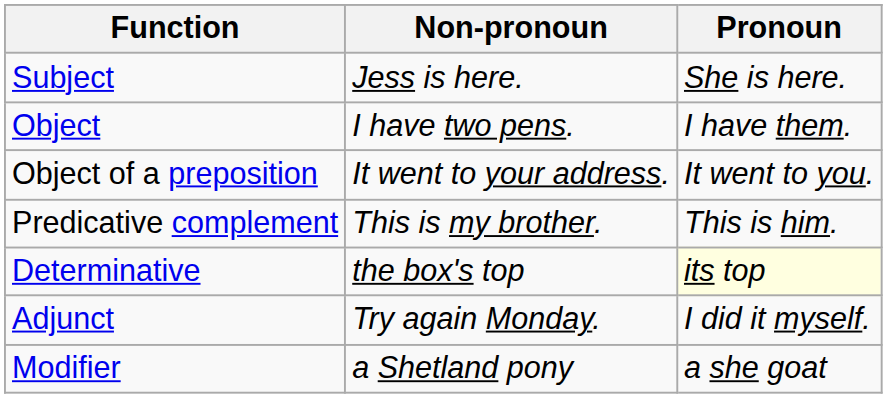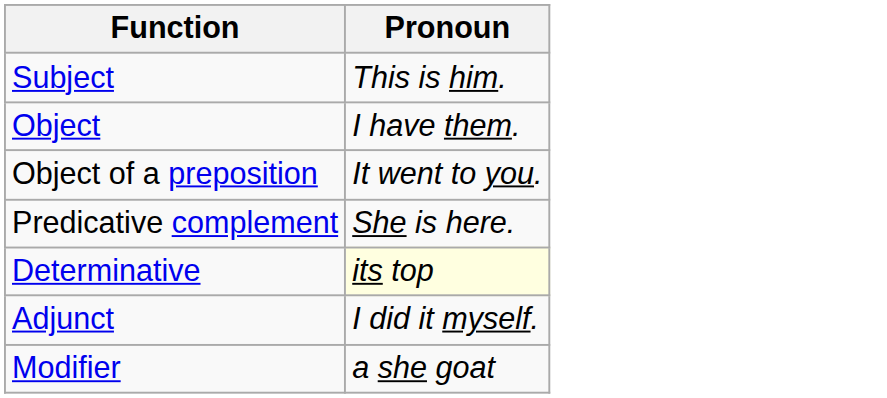- column: (511, 28)
(766, 77) She is here. -> (429, 77) This is him.
(761, 222) This is him. -> (434, 222) She is here.
